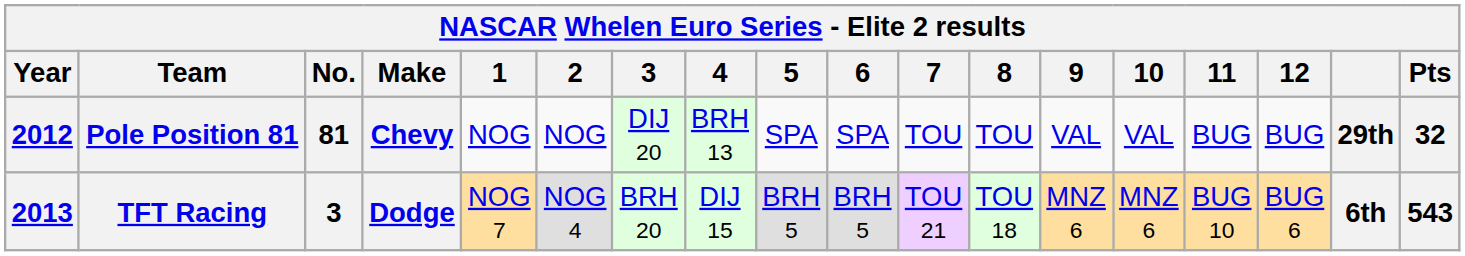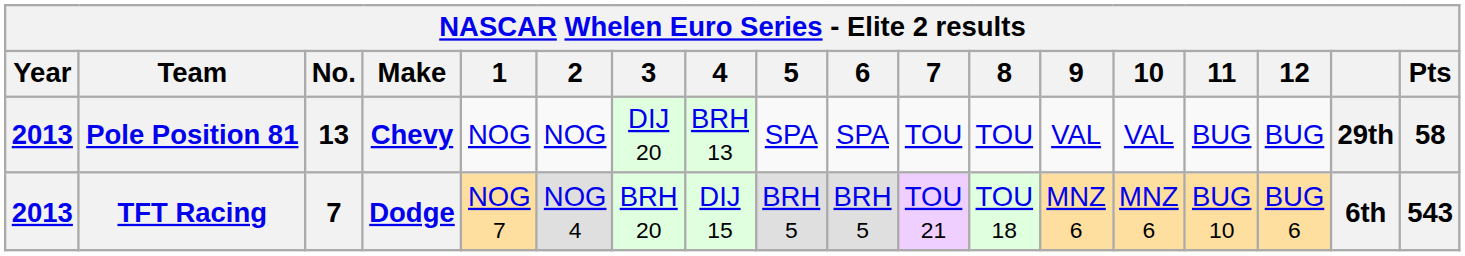(42, 134) 2012 -> (42, 134) 2013
(334, 134) 81 -> (334, 134) 13
(1430, 134) 32 -> (1430, 134) 58
(334, 212) 3 -> (334, 212) 7
